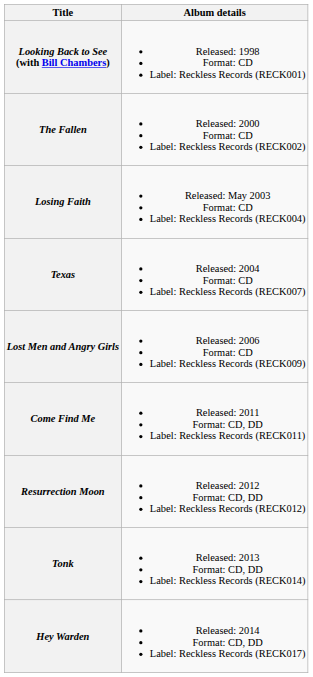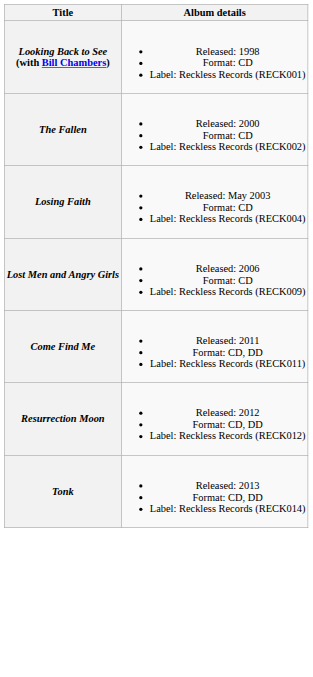- row: (63, 274)
- row: (63, 636)
